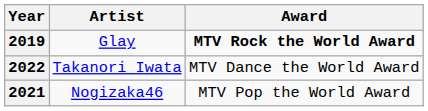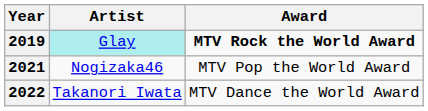(117, 43) no background -> (117, 43) paleturquoise background
rows swapped: (27, 93) <-> (27, 68)
